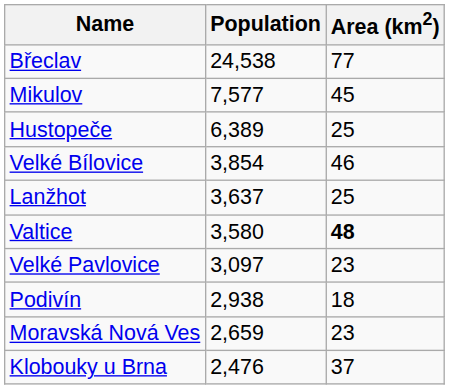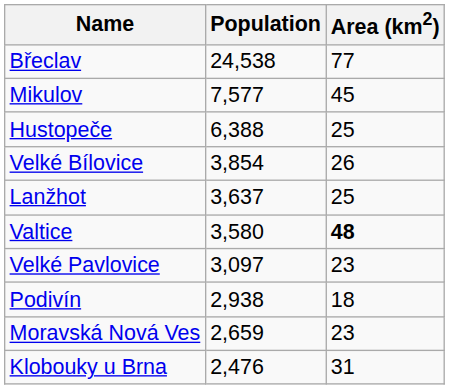(237, 129) 6,389 -> (237, 129) 6,388
(343, 163) 46 -> (343, 163) 26
(343, 367) 37 -> (343, 367) 31
